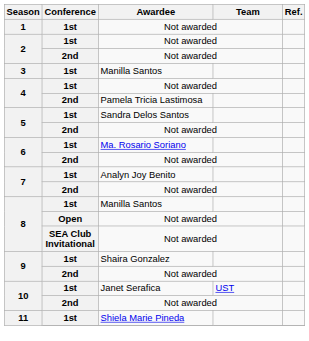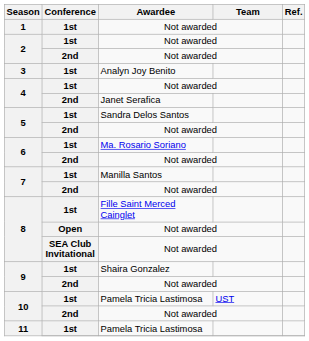(131, 71) Manilla Santos -> (138, 71) Analyn Joy Benito
(152, 101) Pamela Tricia Lastimosa -> (130, 101) Janet Serafica
(138, 175) Analyn Joy Benito -> (131, 175) Manilla Santos
(131, 204) Manilla Santos -> (138, 210) Fille Saint Merced Cainglet
(130, 289) Janet Serafica -> (152, 299) Pamela Tricia Lastimosa
(142, 318) Shiela Marie Pineda -> (152, 329) Pamela Tricia Lastimosa
